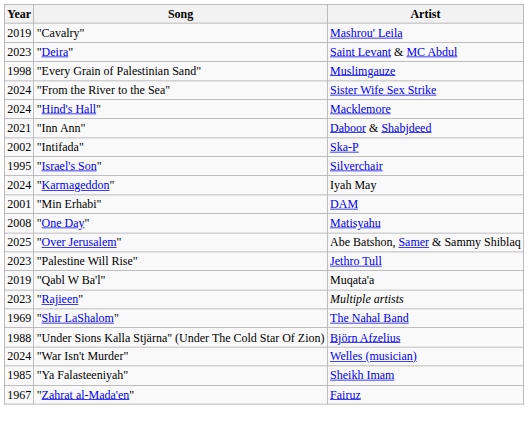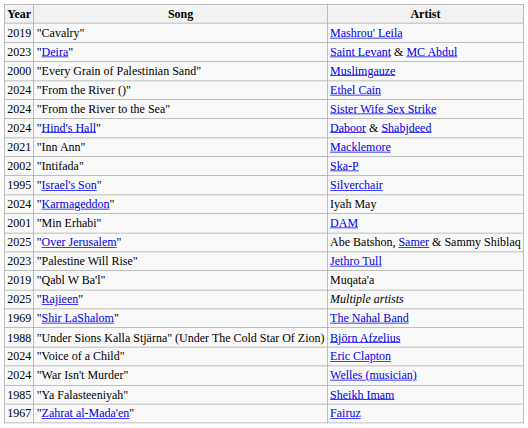(19, 71) 1998 -> (19, 71) 2000
+ row: (84, 90)
(360, 109) Macklemore -> (381, 128) Daboor & Shabjdeed
(381, 128) Daboor & Shabjdeed -> (360, 147) Macklemore
- row: (63, 223)
(19, 299) 2023 -> (19, 299) 2025
+ row: (81, 356)
